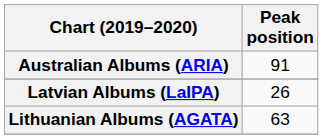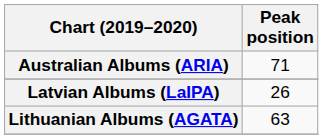(280, 65) 91 -> (280, 65) 71
